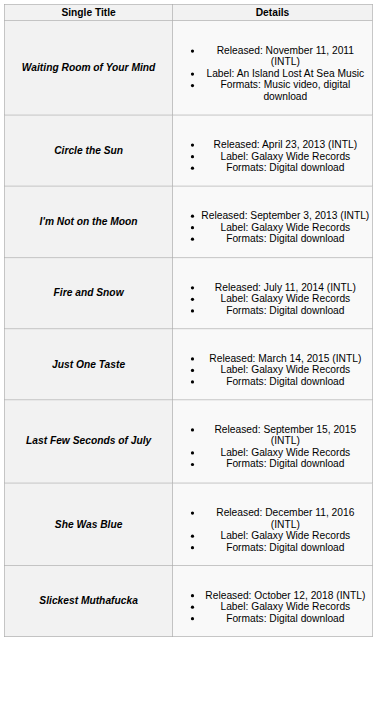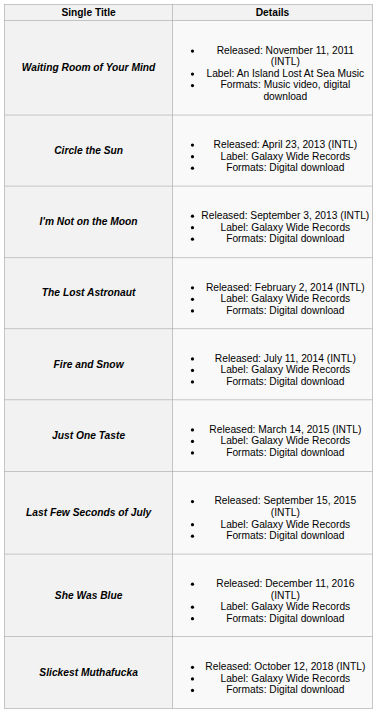+ row: (89, 293)
